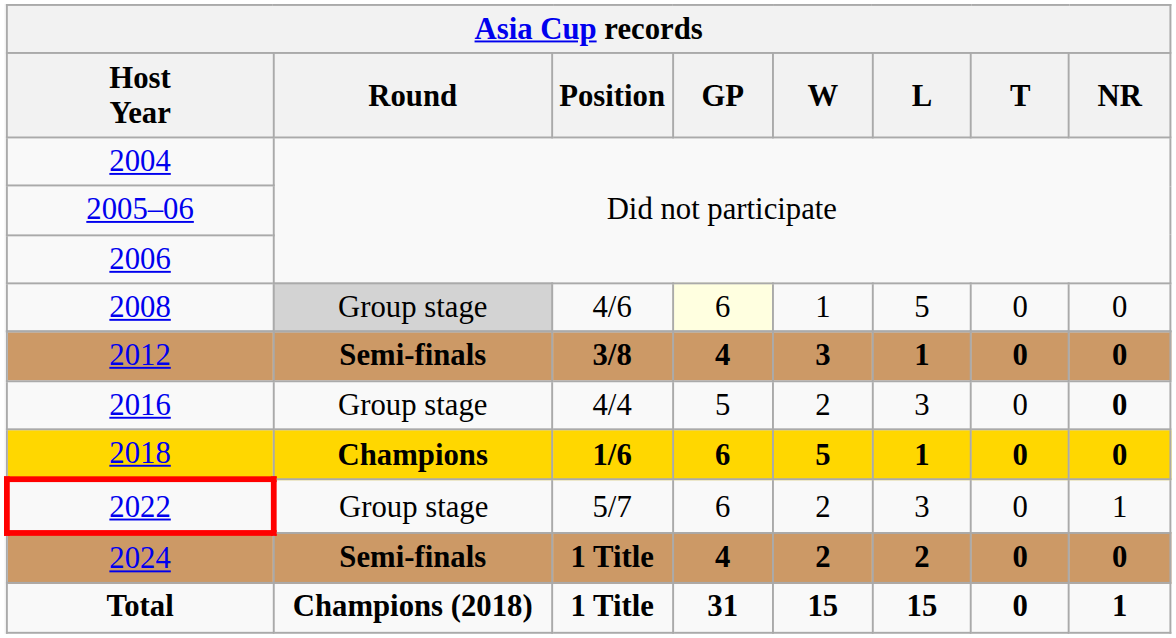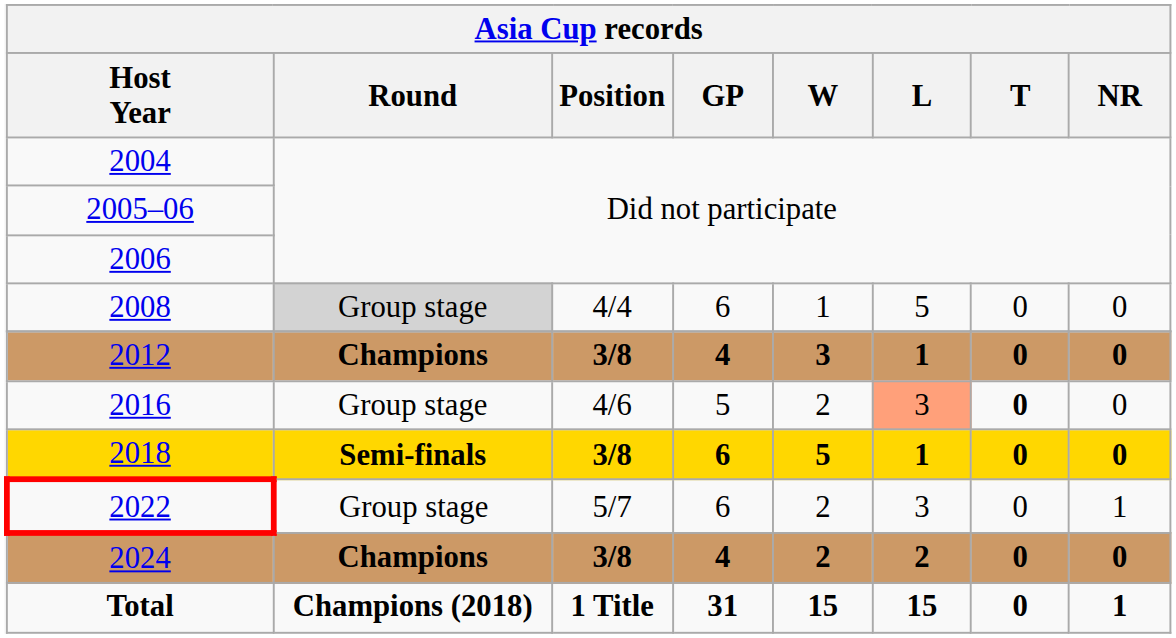(612, 307) 4/6 -> (612, 307) 4/4
(723, 307) lightyellow background -> (723, 307) no background
(413, 355) Semi-finals -> (413, 355) Champions
(612, 404) 4/4 -> (612, 404) 4/6
(922, 404) no background -> (922, 404) lightsalmon background
(1020, 404) normal -> (1020, 404) bold
(1120, 404) bold -> (1120, 404) normal
(413, 454) Champions -> (413, 454) Semi-finals
(612, 454) 1/6 -> (612, 454) 3/8
(413, 557) Semi-finals -> (413, 557) Champions
(612, 557) 1 Title -> (612, 557) 3/8
